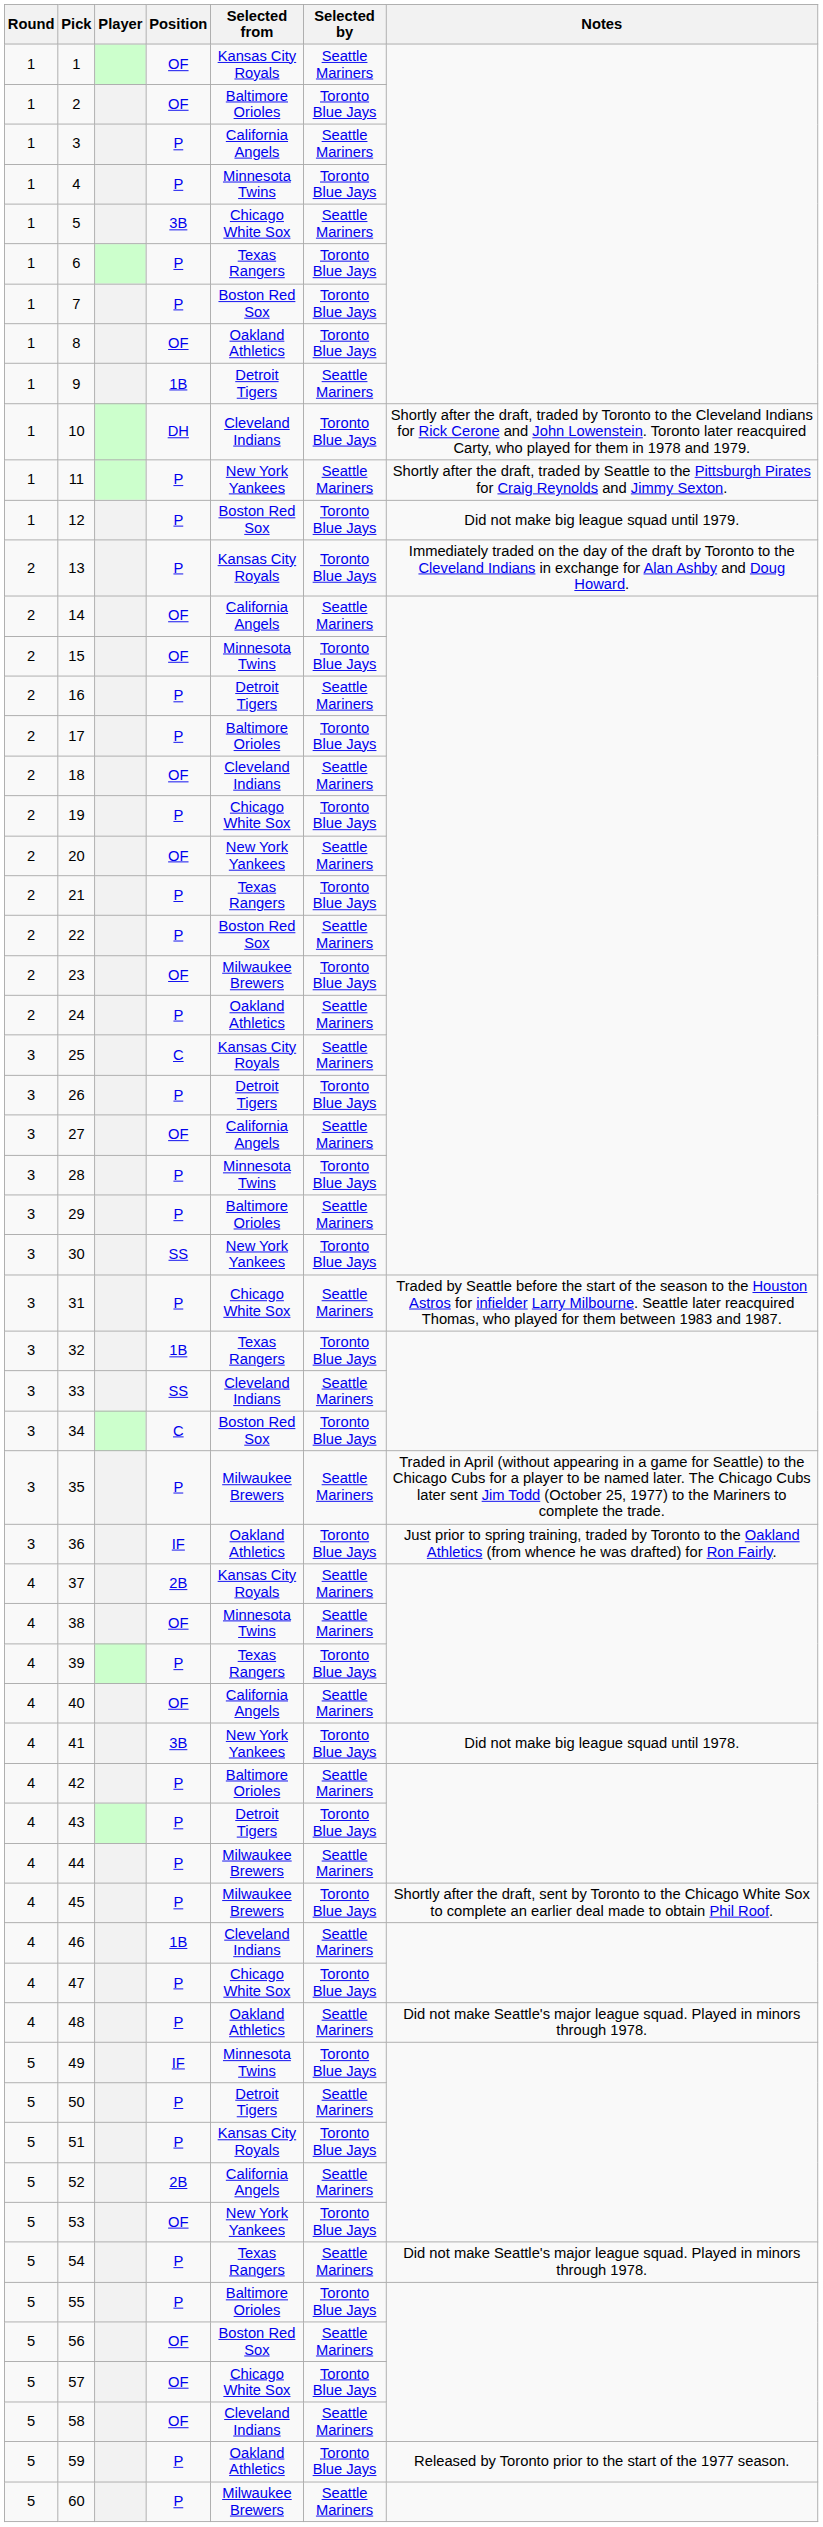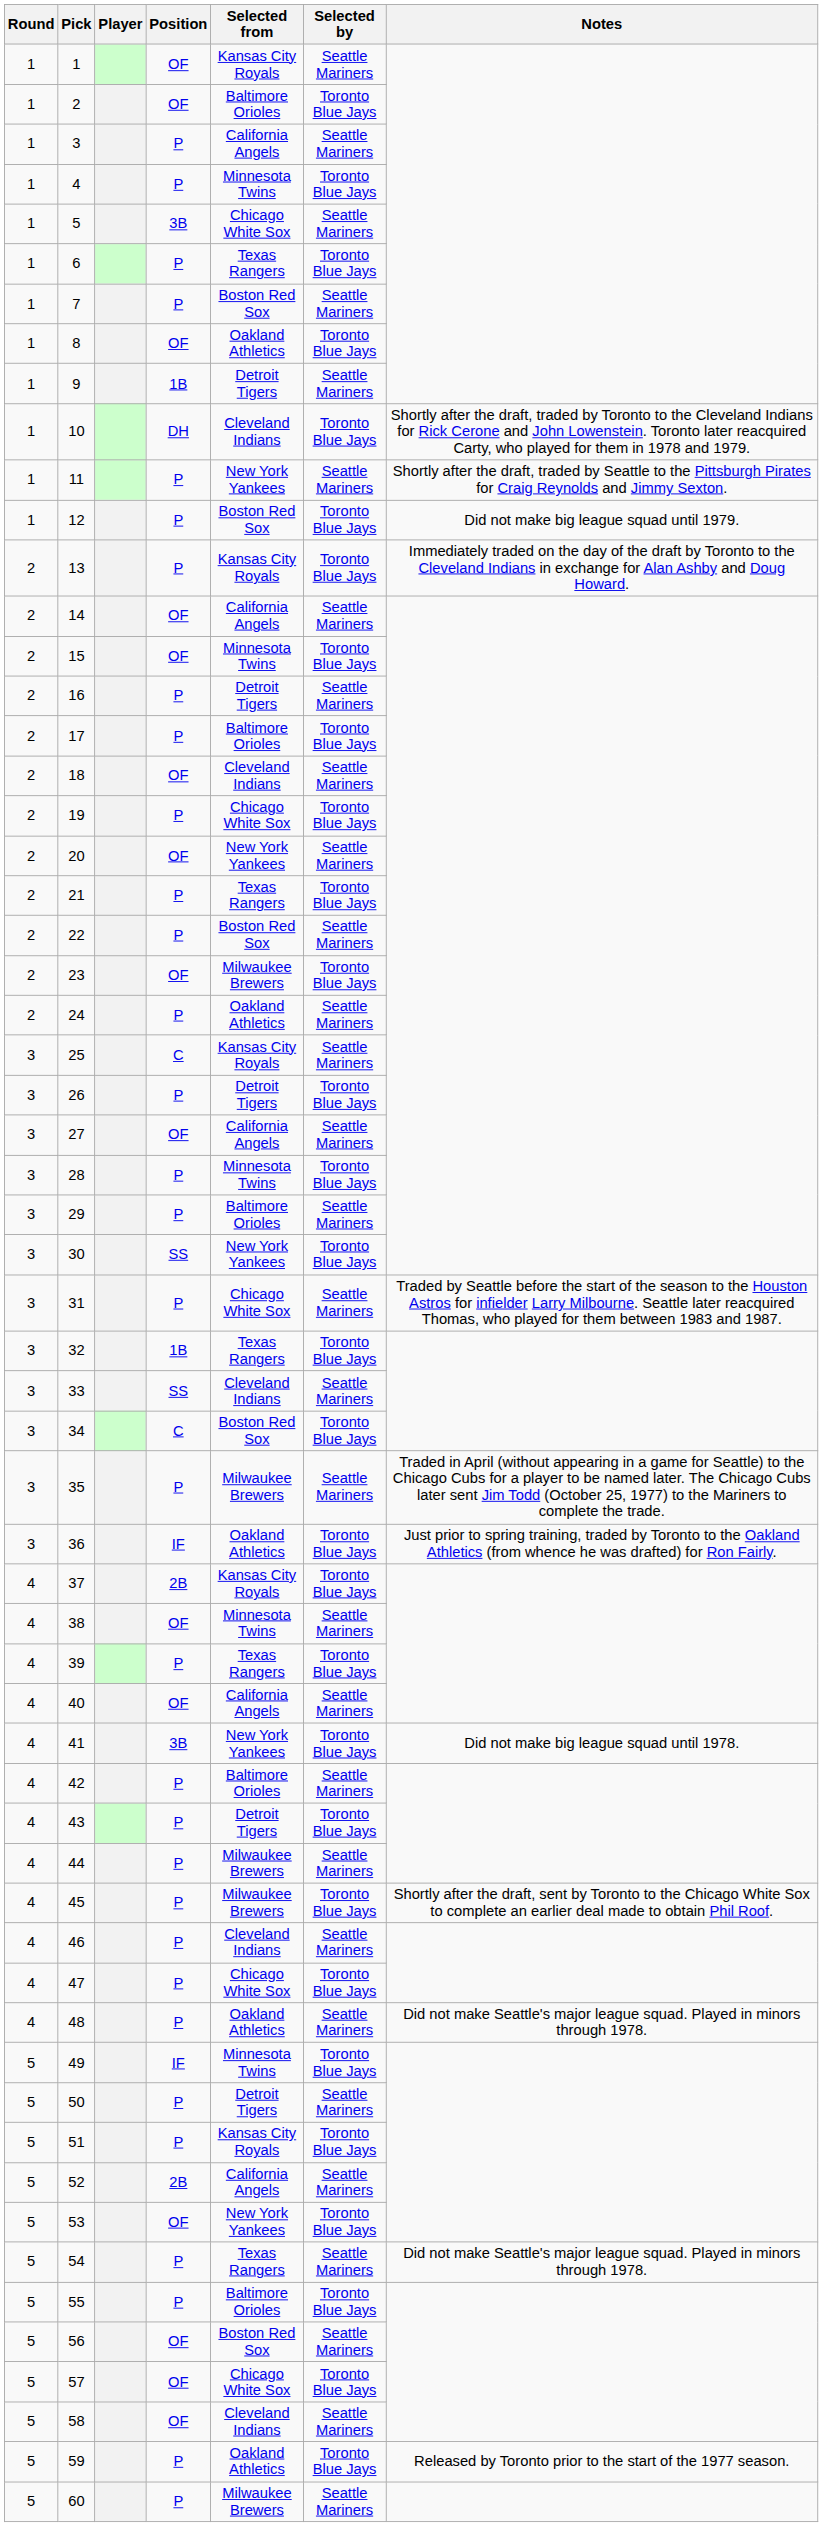(345, 303) Toronto Blue Jays -> (345, 303) Seattle Mariners
(345, 1583) Seattle Mariners -> (345, 1583) Toronto Blue Jays
(178, 1942) 1B -> (178, 1942) P
